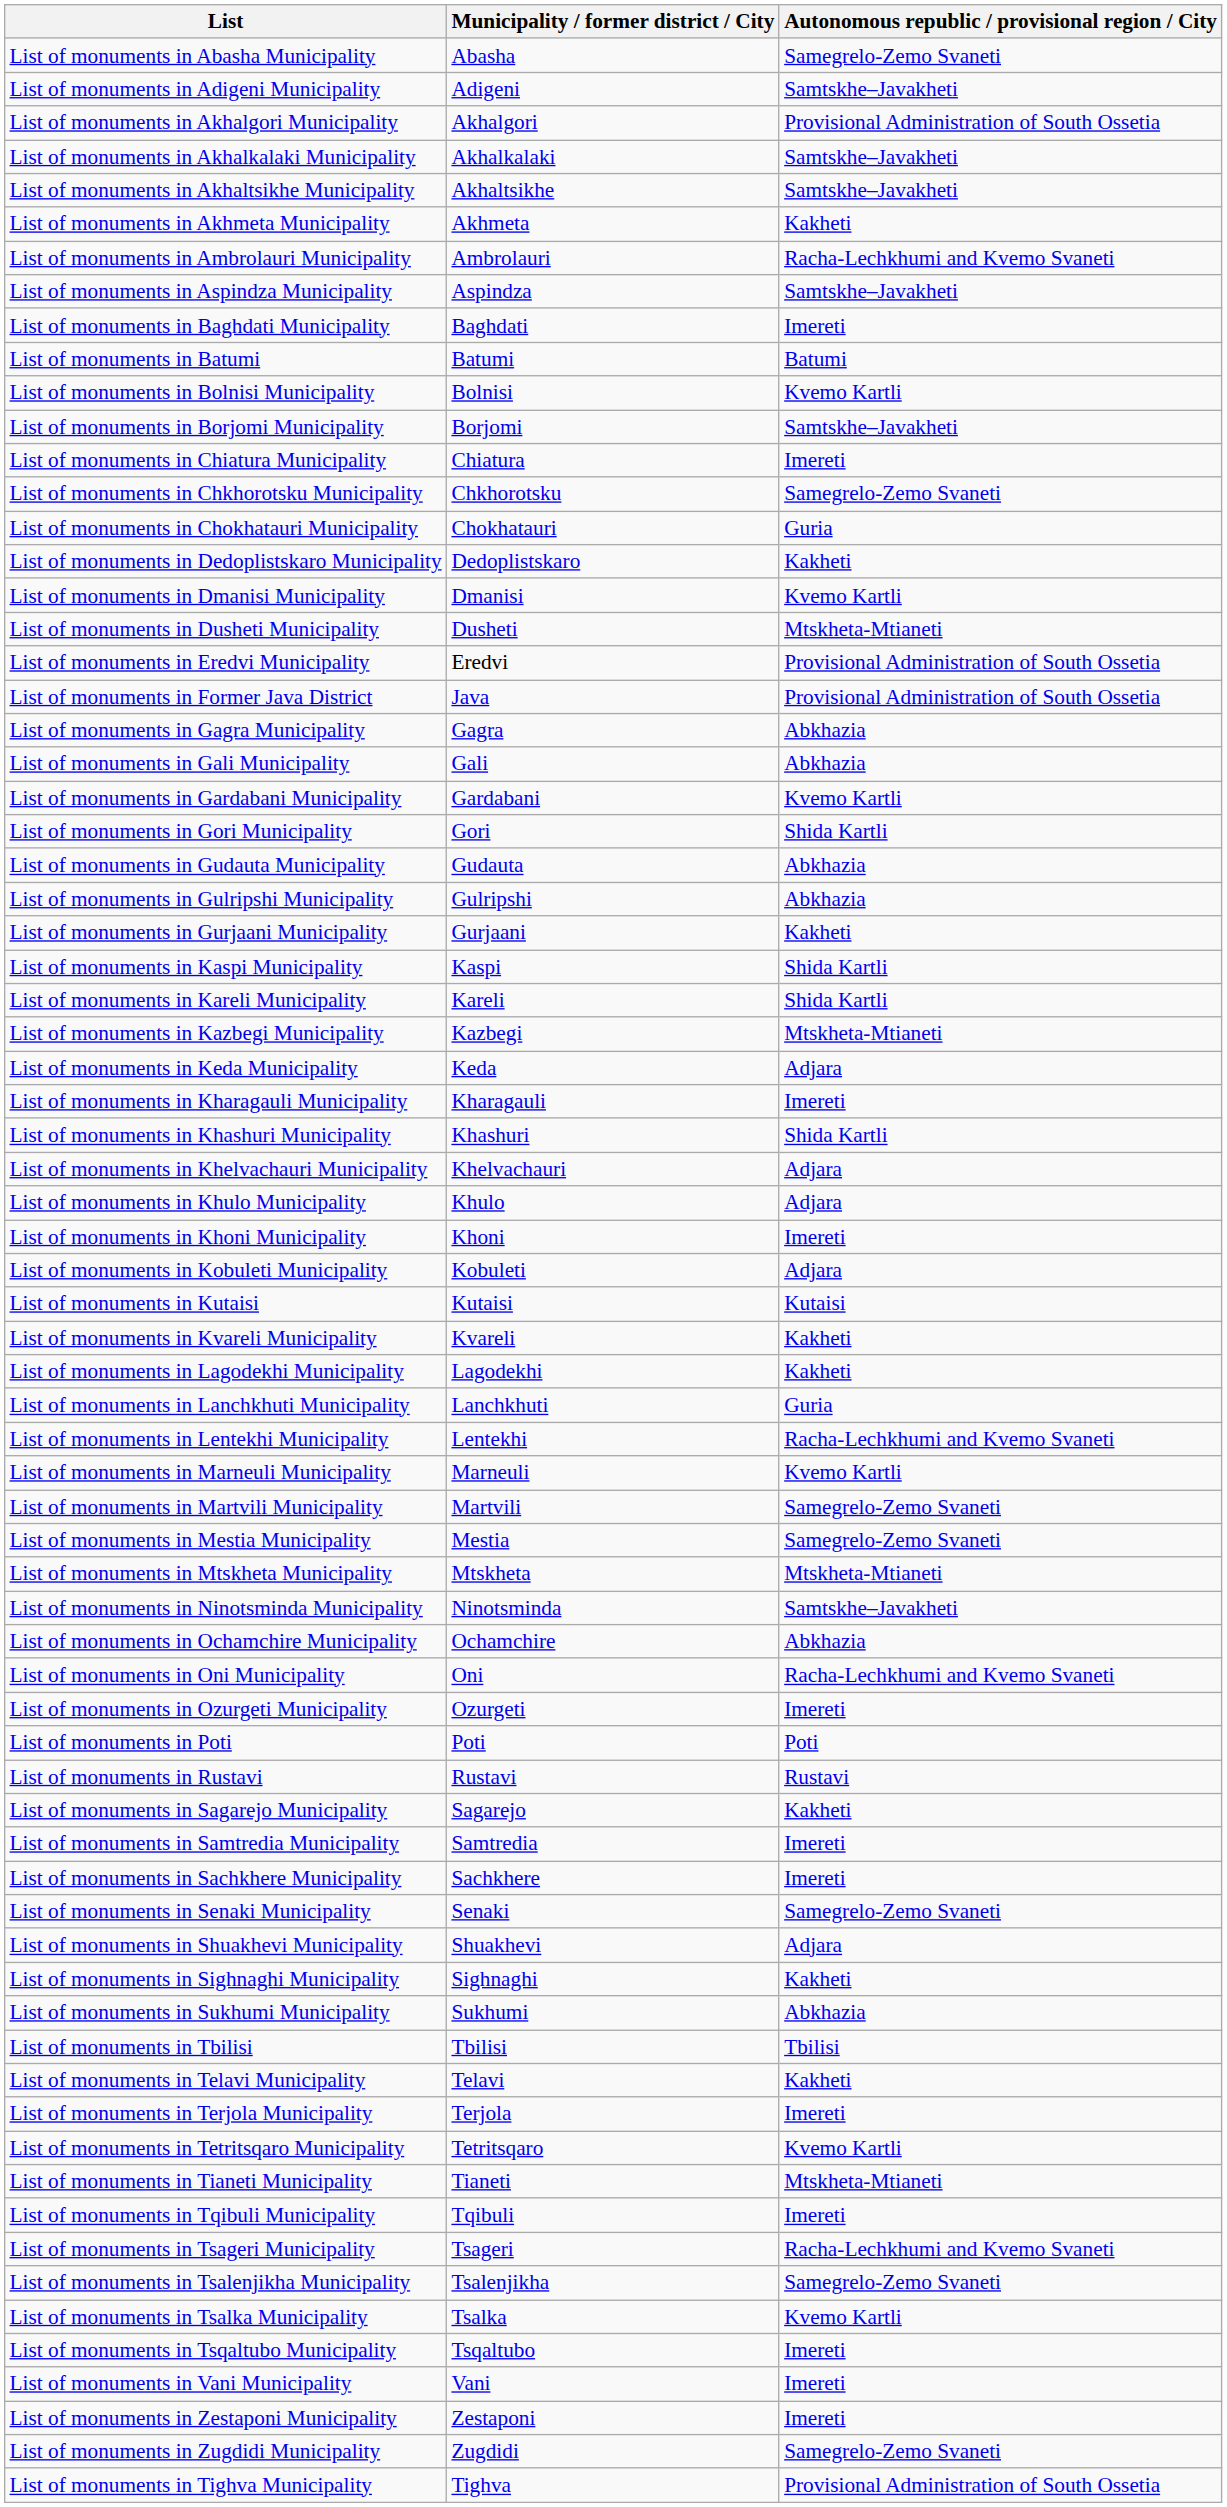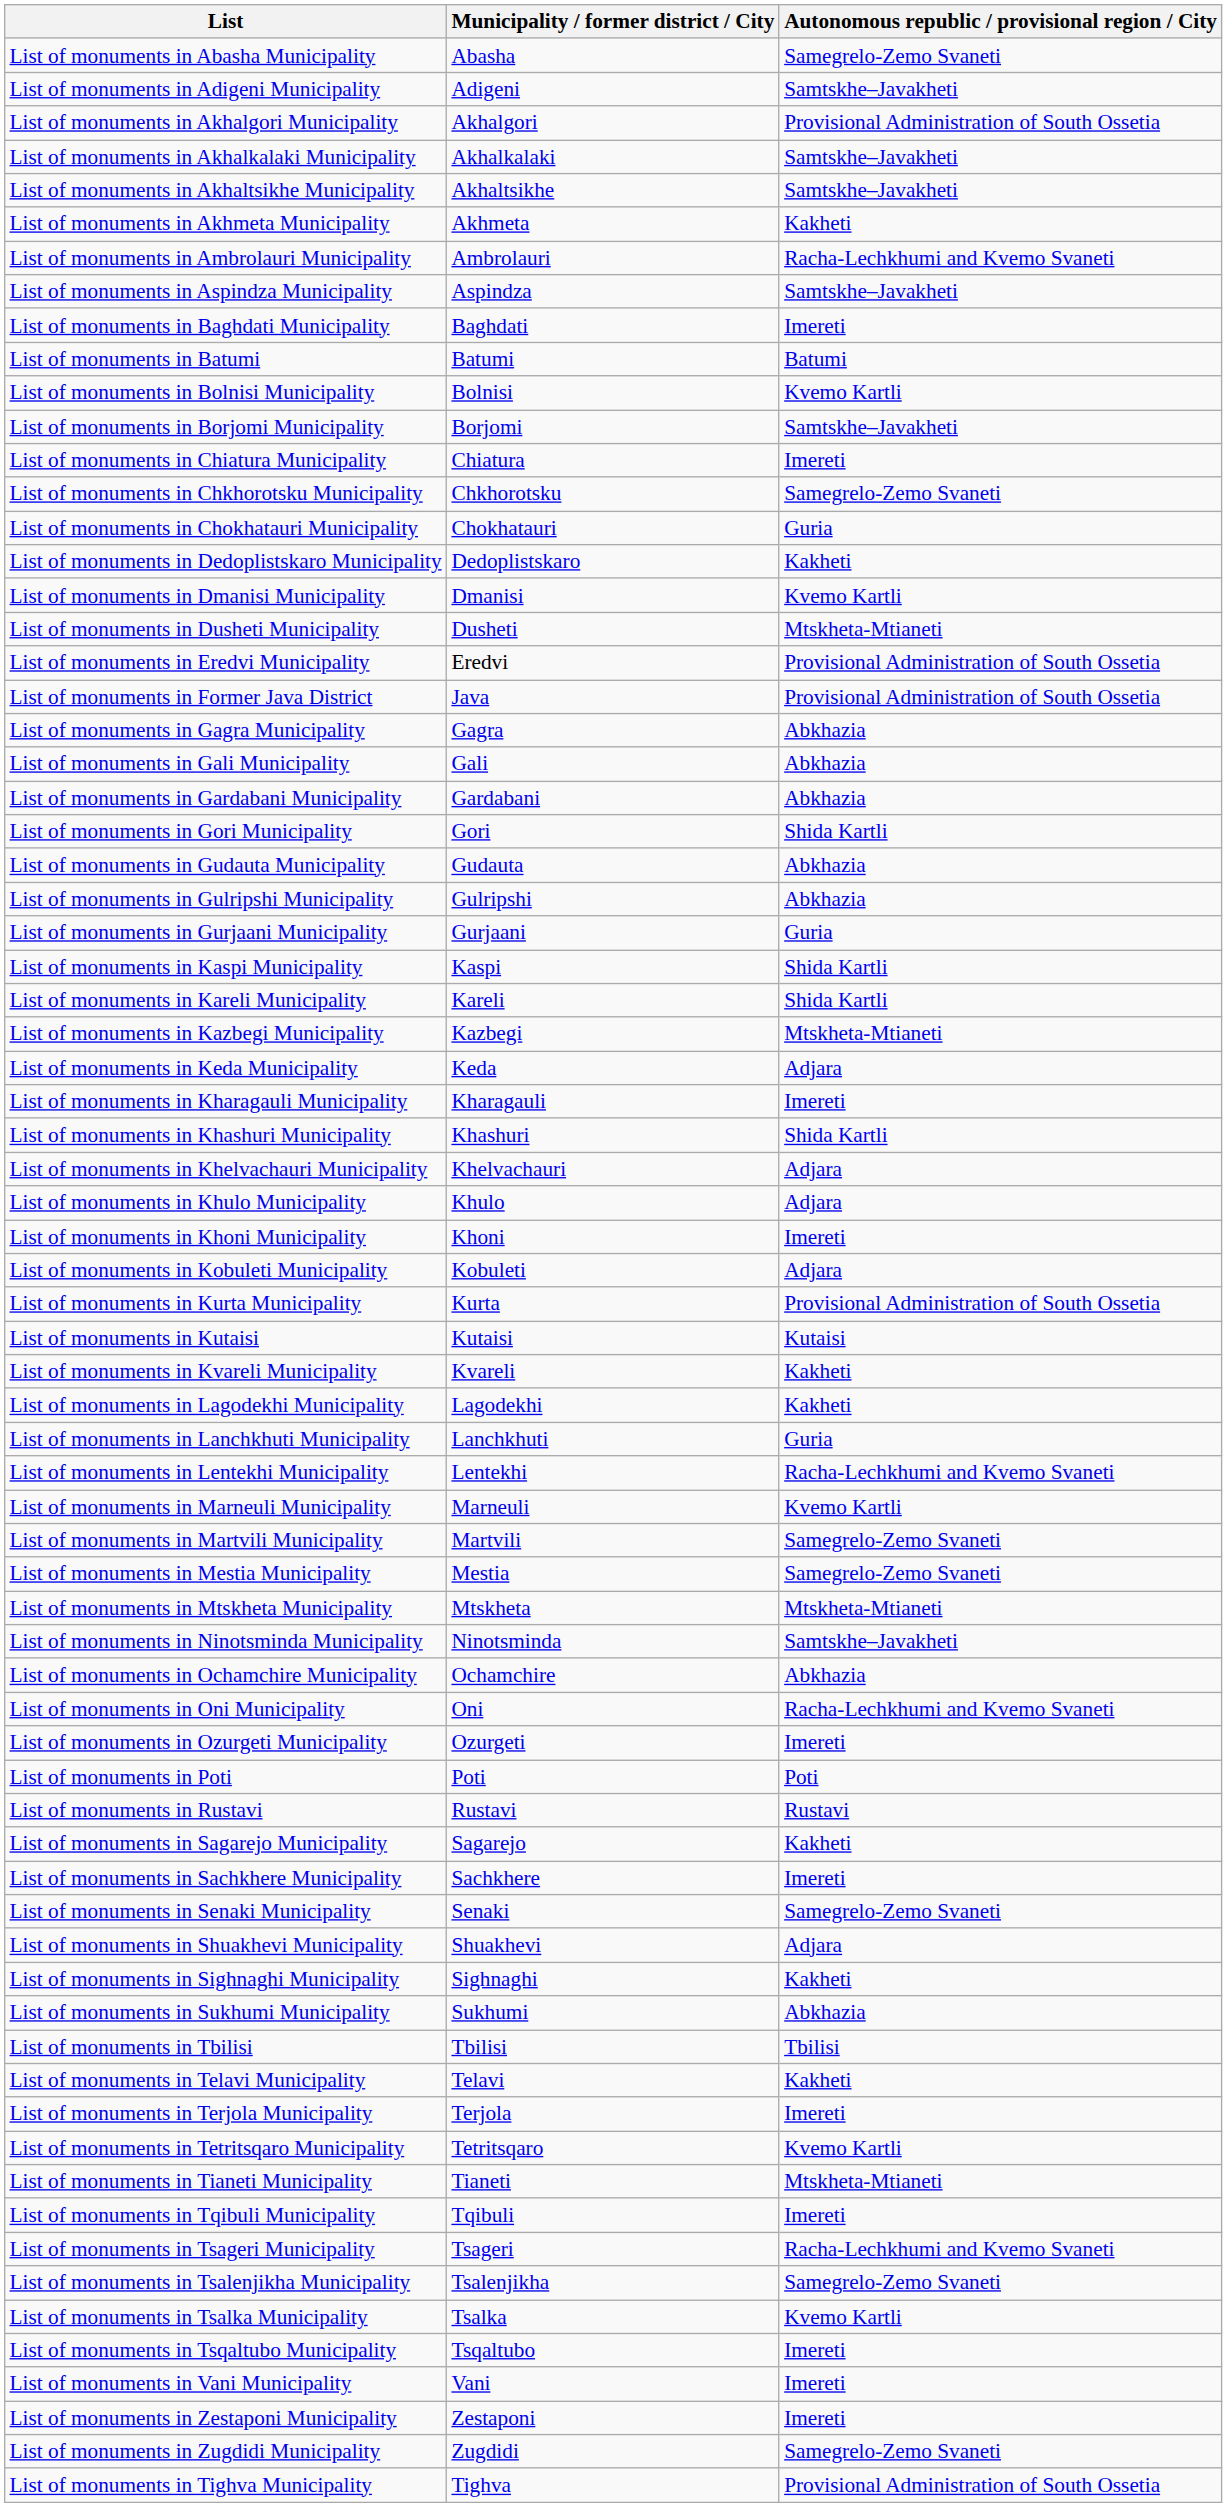(843, 797) Kvemo Kartli -> (825, 797) Abkhazia
(818, 932) Kakheti -> (808, 932) Guria
+ row: (185, 1303)
- row: (204, 1843)
